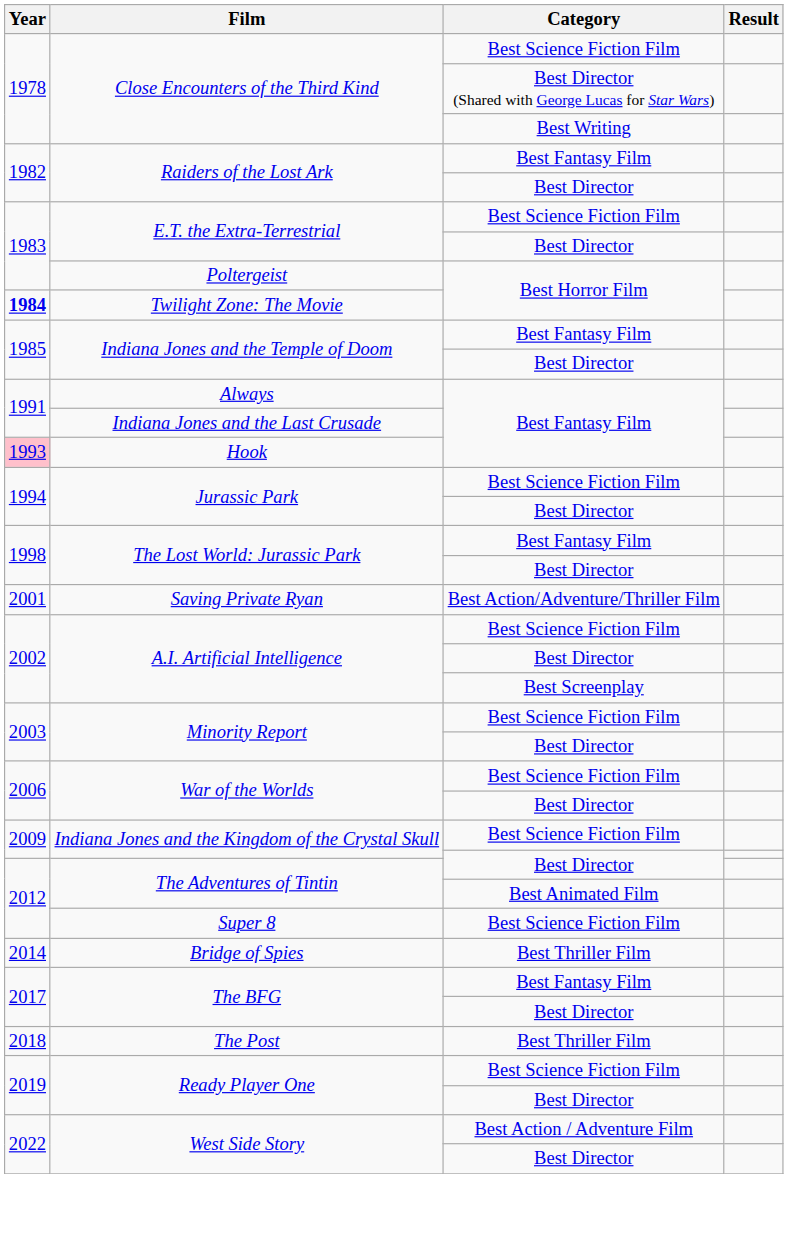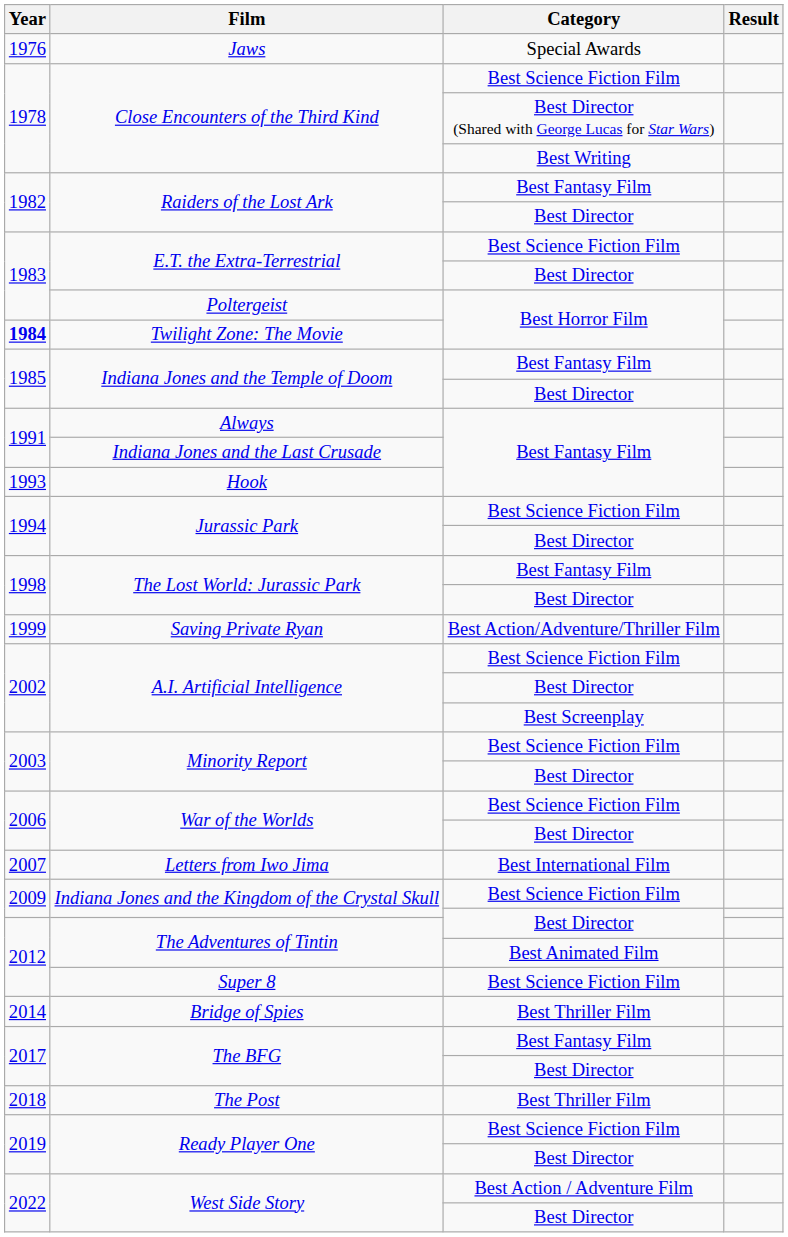+ row: (247, 48)
(27, 452) pink background -> (27, 481) no background
(27, 599) 2001 -> (27, 628) 1999
+ row: (247, 864)
